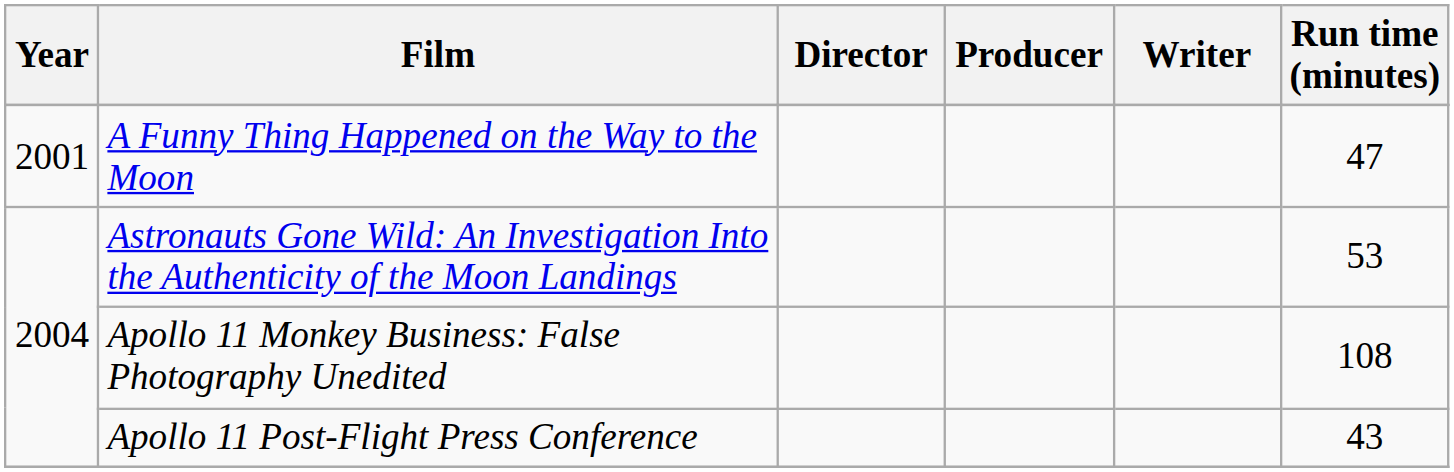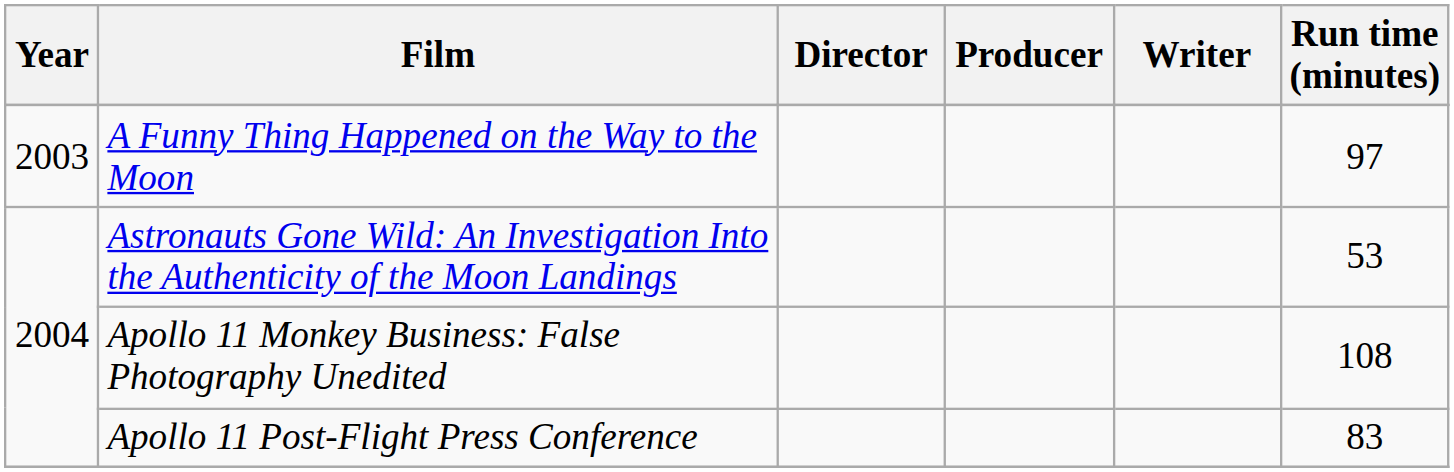(52, 155) 2001 -> (52, 155) 2003
(1365, 155) 47 -> (1365, 155) 97
(1365, 436) 43 -> (1365, 436) 83
